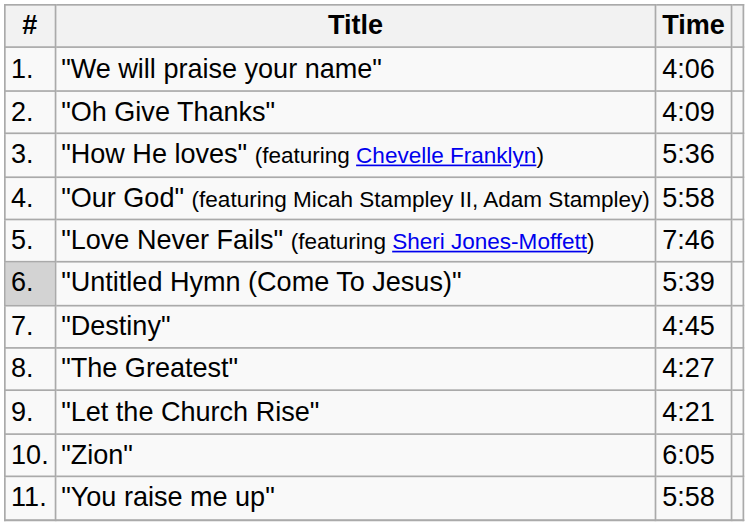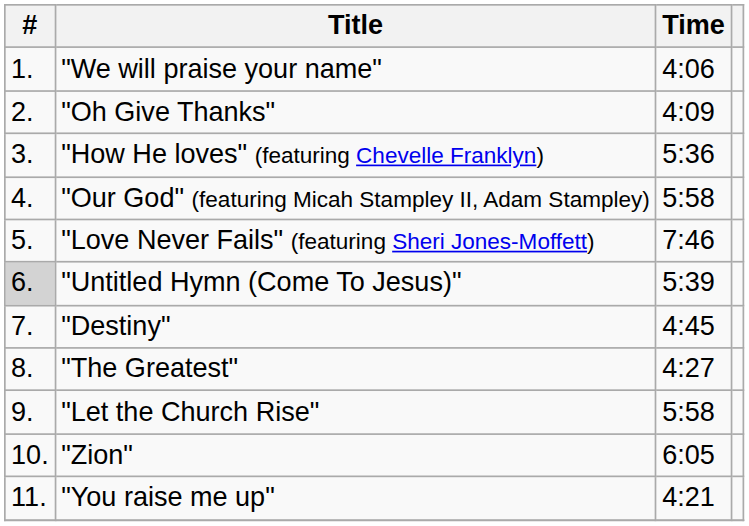(689, 411) 4:21 -> (689, 411) 5:58
(689, 497) 5:58 -> (689, 497) 4:21
